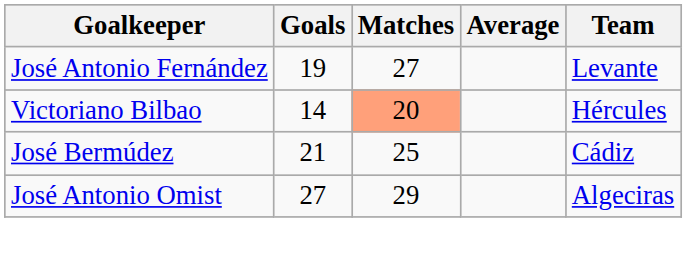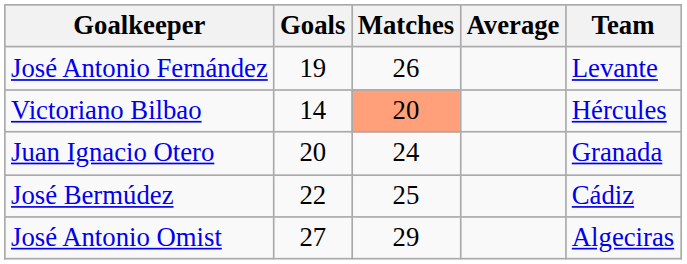(406, 68) 27 -> (406, 68) 26
+ row: (113, 152)
(313, 152) 21 -> (313, 195) 22
